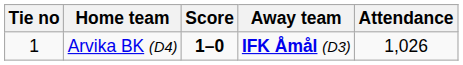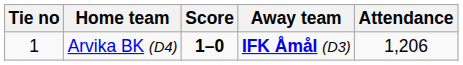(406, 45) 1,026 -> (406, 45) 1,206
